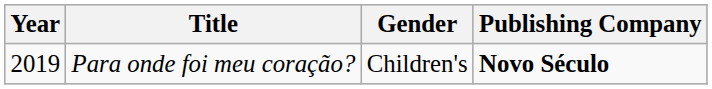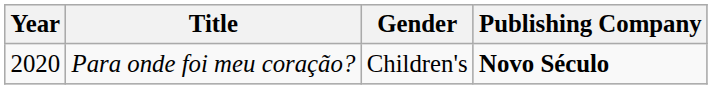(35, 63) 2019 -> (35, 63) 2020
